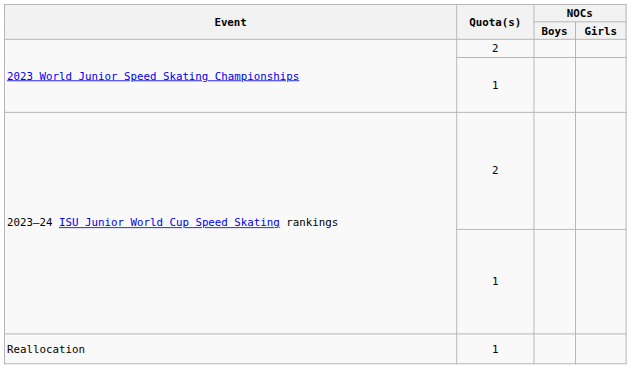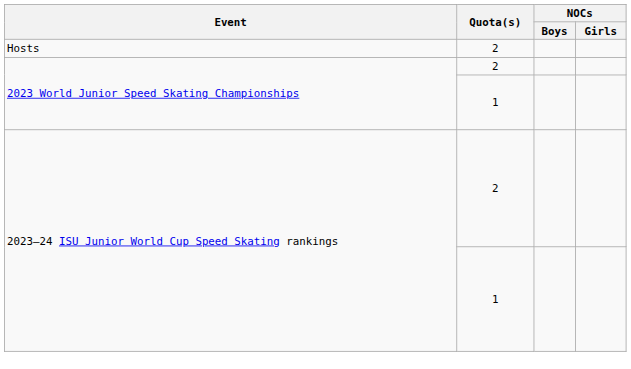+ row: (23, 48)
- row: (46, 349)
